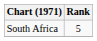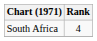(78, 28) 5 -> (78, 28) 4
